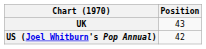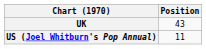(180, 37) 42 -> (180, 37) 11
